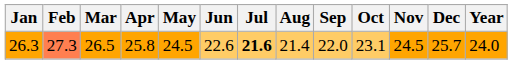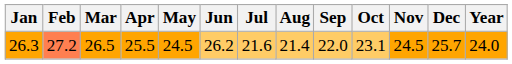(62, 45) 27.3 -> (62, 45) 27.2
(140, 45) 25.8 -> (140, 45) 25.5
(219, 45) 22.6 -> (219, 45) 26.2
(257, 45) bold -> (257, 45) normal
